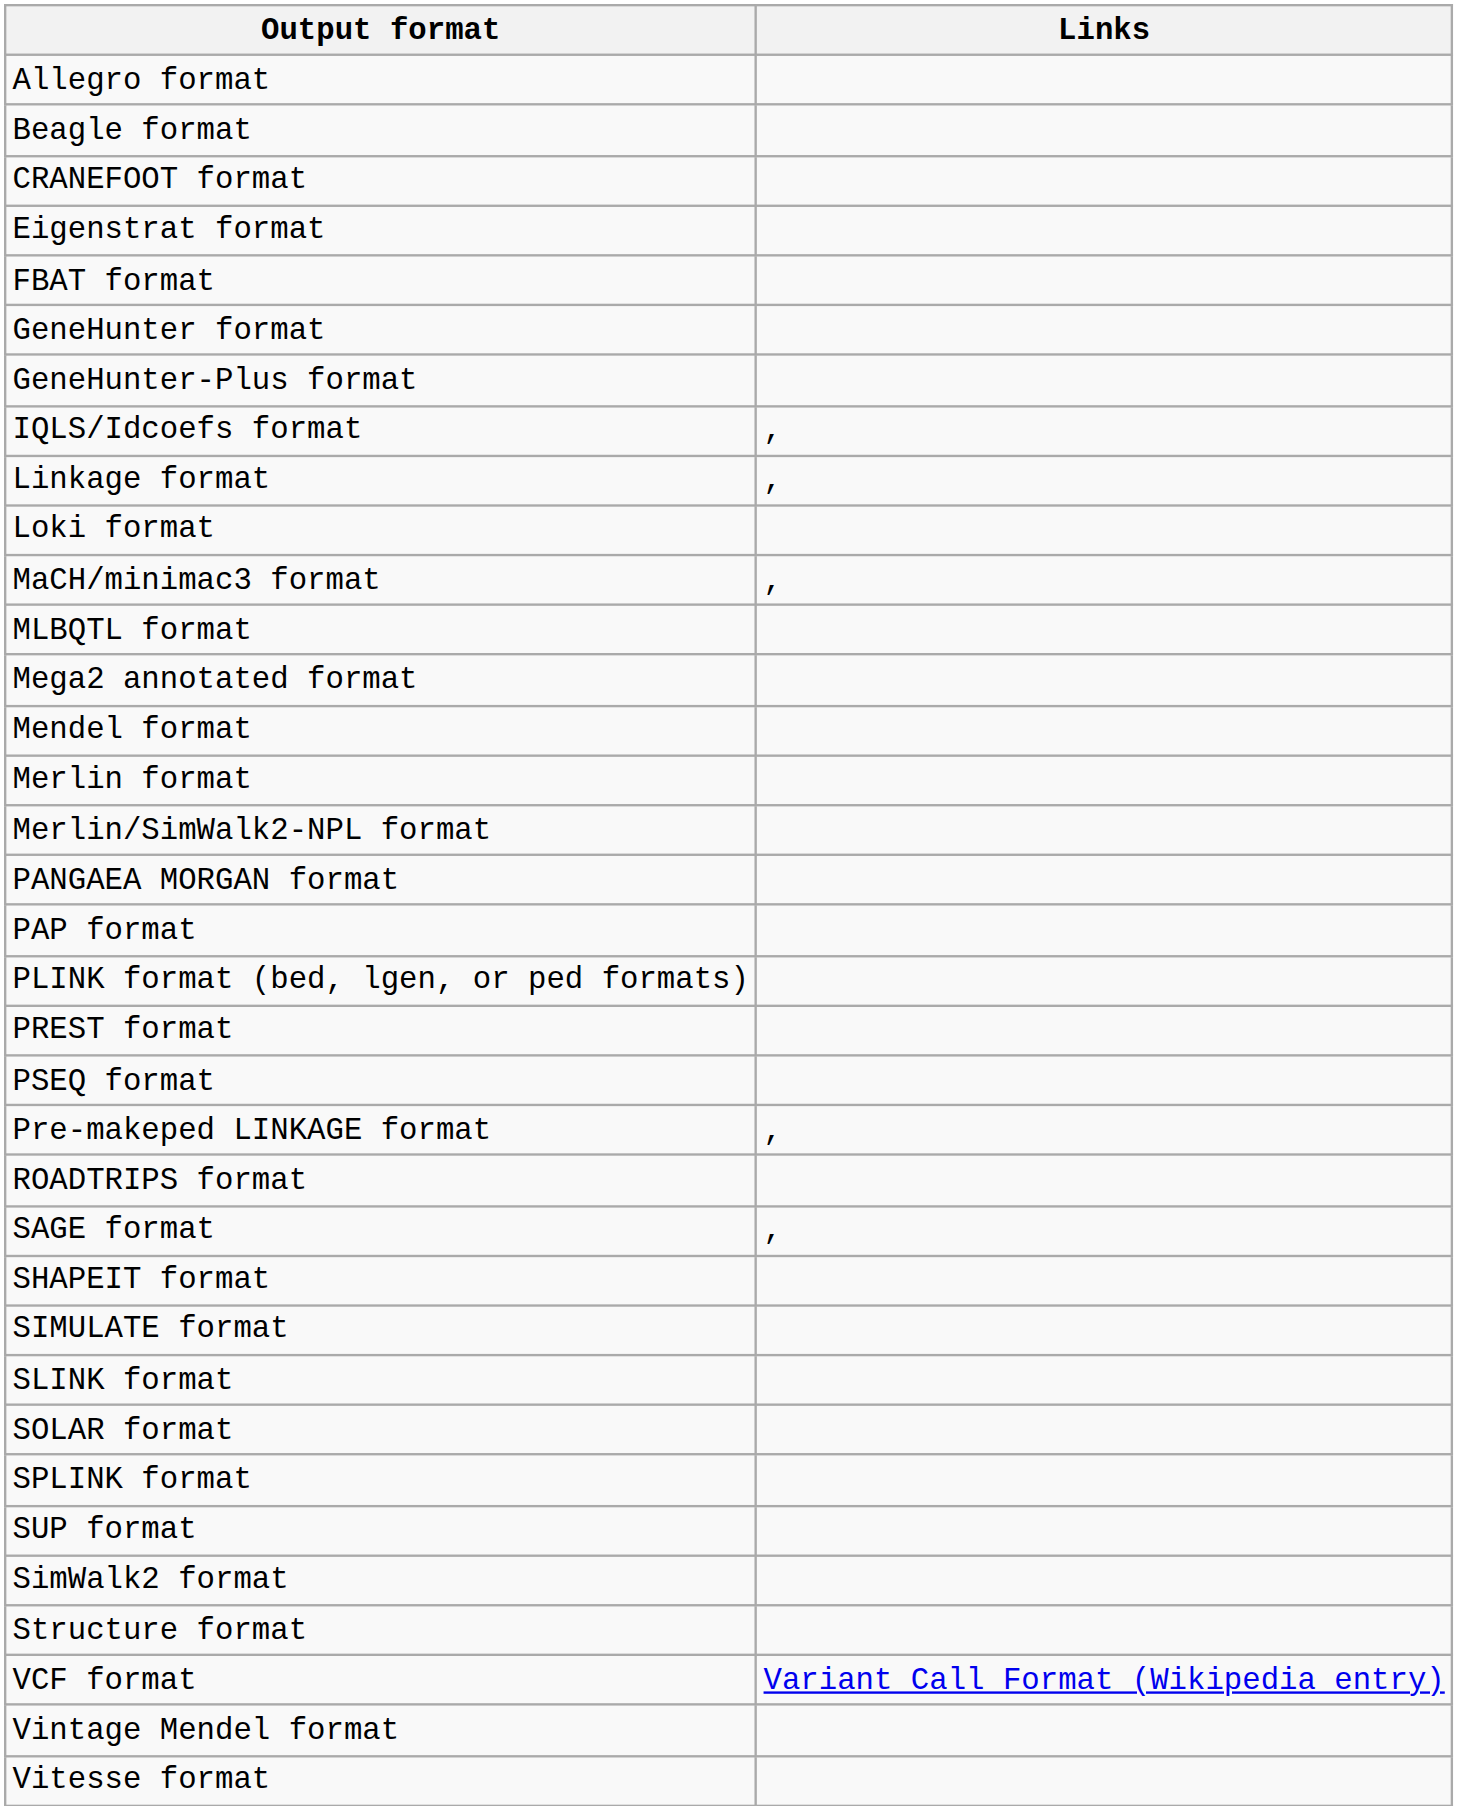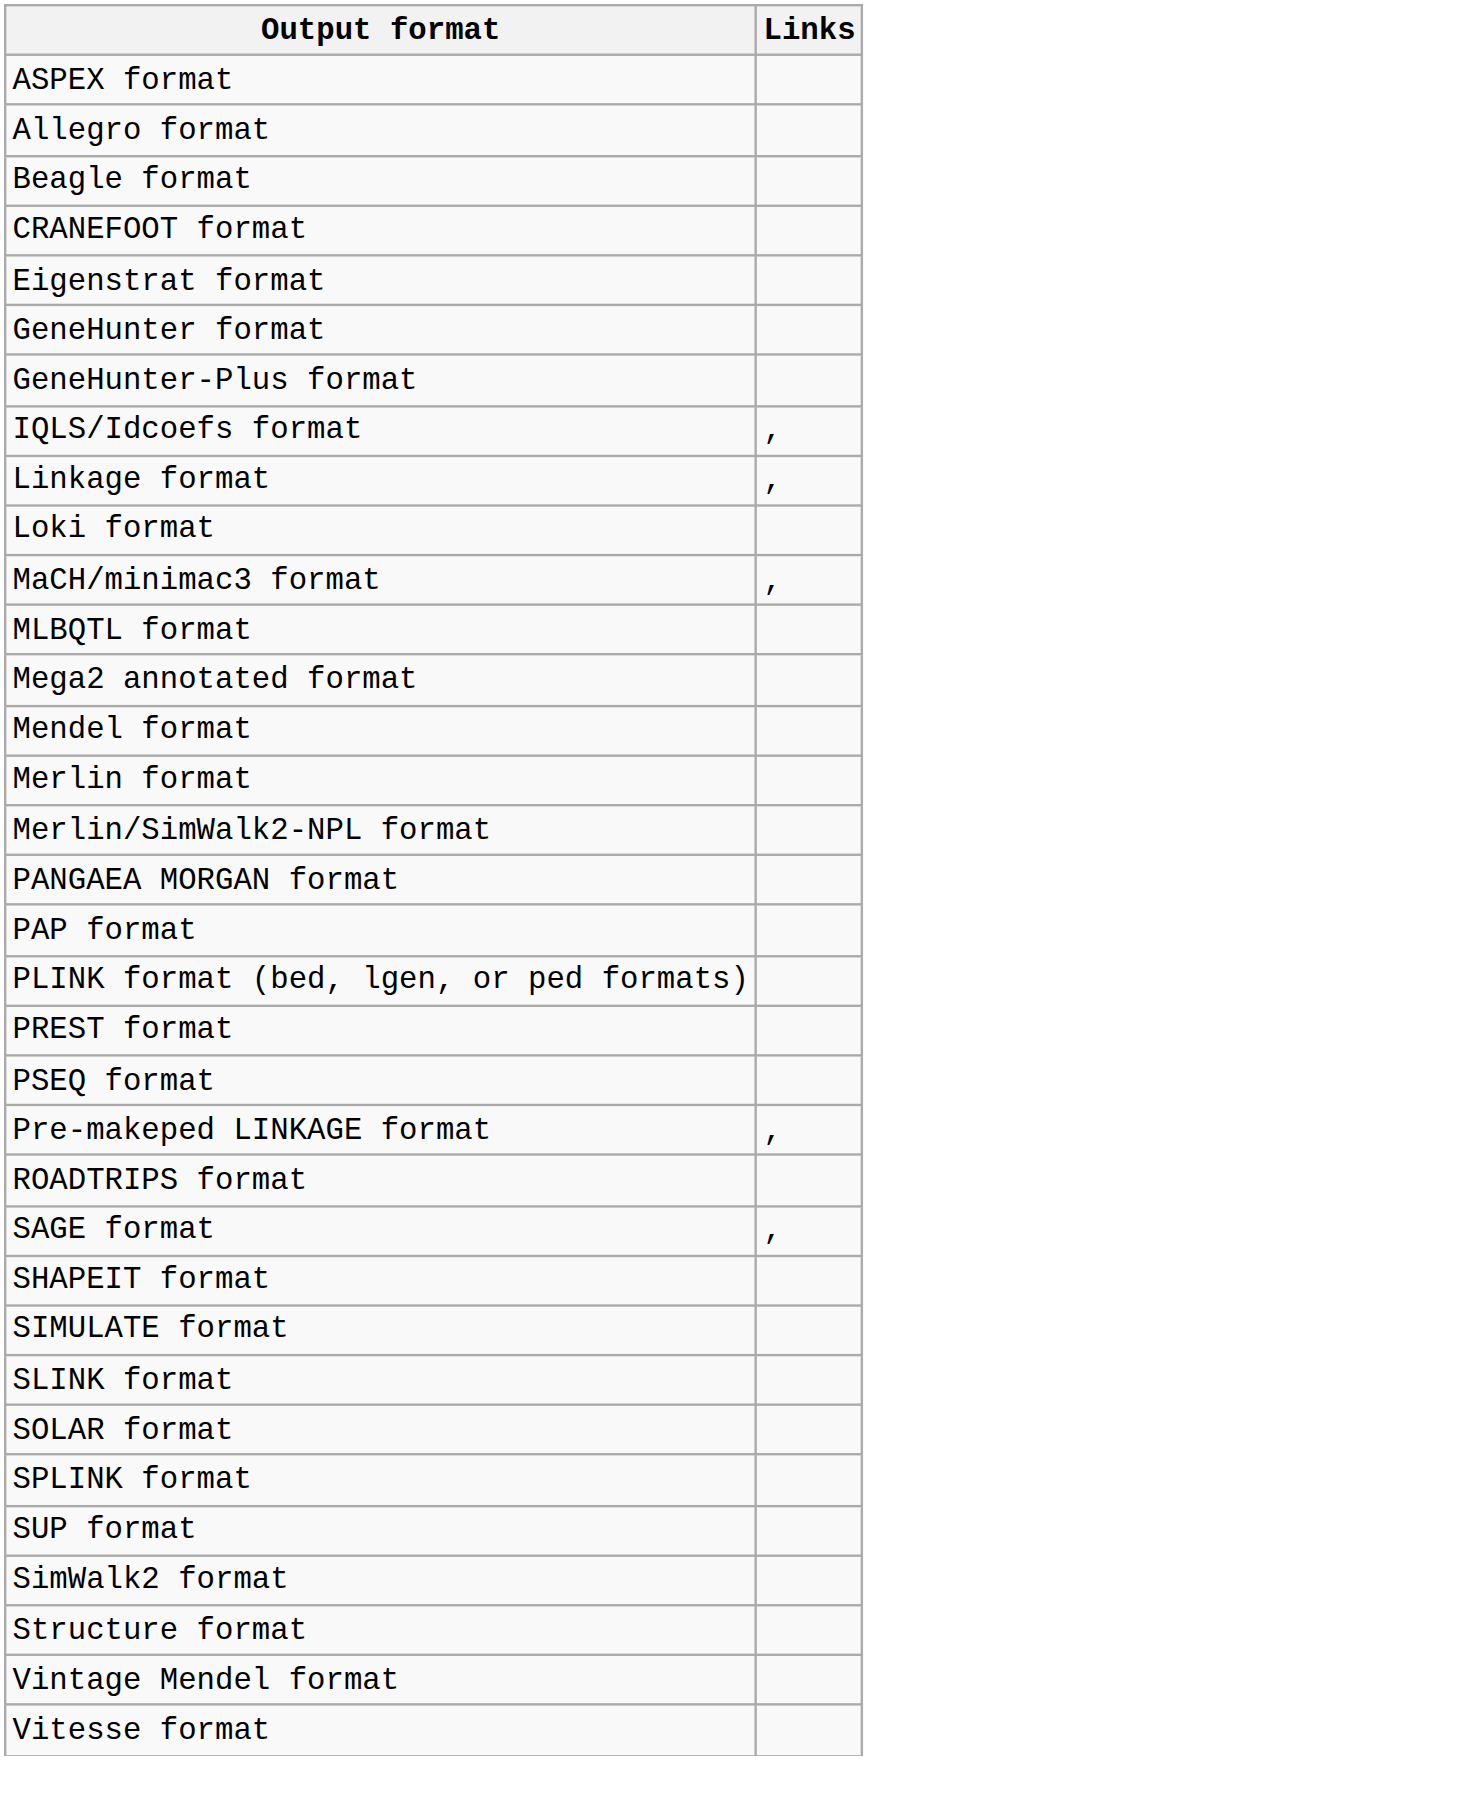+ row: (123, 80)
- row: (114, 280)
- row: (105, 1680)
